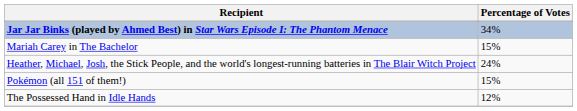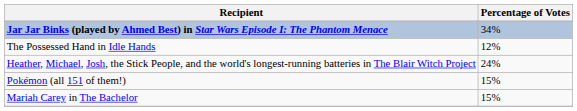rows swapped: (72, 47) <-> (81, 98)
